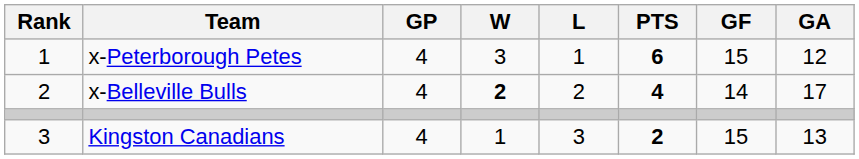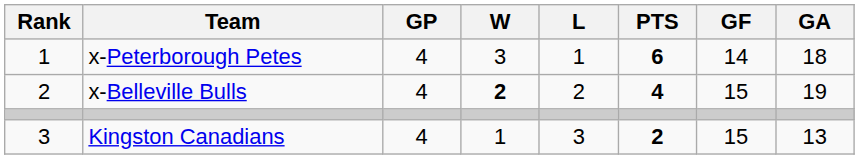(736, 56) 15 -> (736, 56) 14
(815, 56) 12 -> (815, 56) 18
(736, 91) 14 -> (736, 91) 15
(815, 91) 17 -> (815, 91) 19
